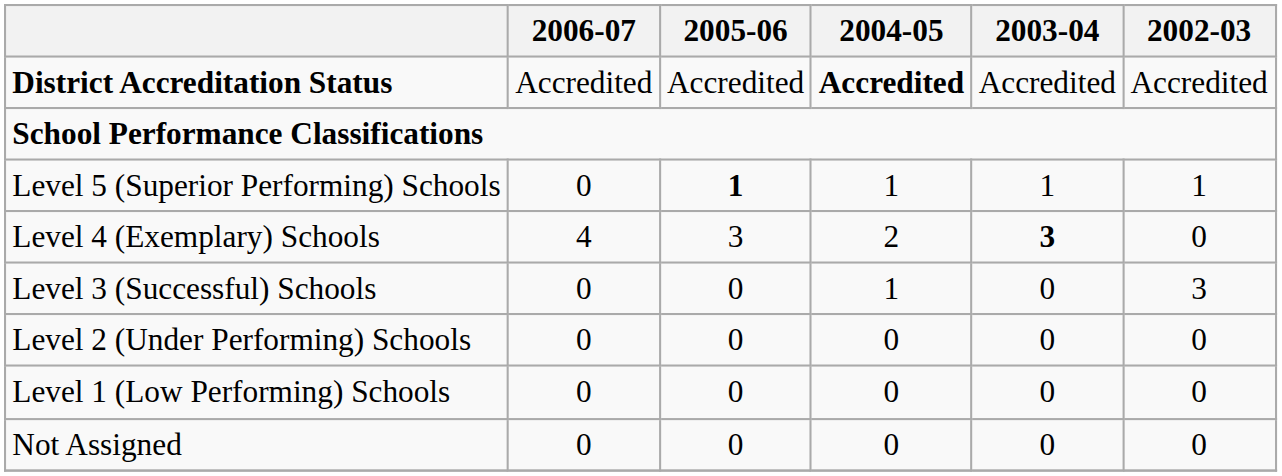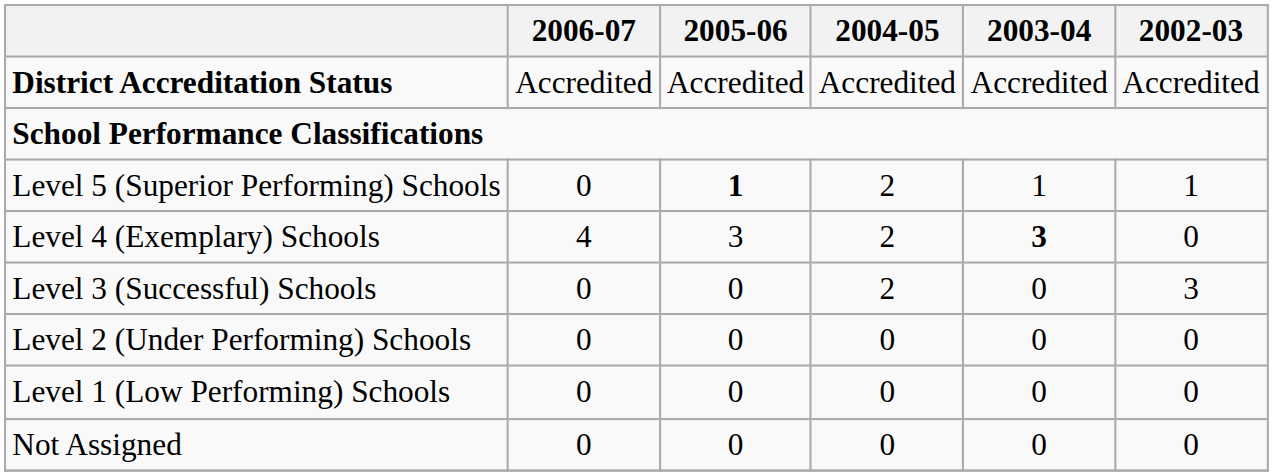(891, 82) bold -> (887, 82) normal
(891, 185) 1 -> (887, 185) 2
(891, 288) 1 -> (887, 288) 2
